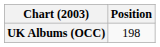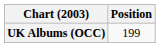(131, 33) 198 -> (131, 33) 199
